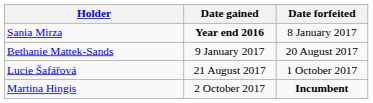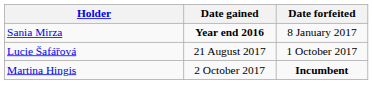- row: (60, 51)
